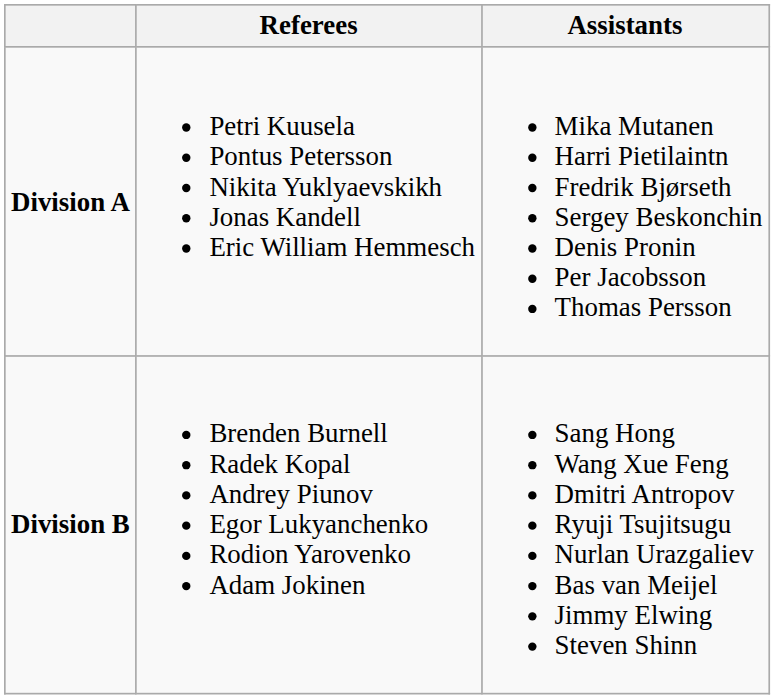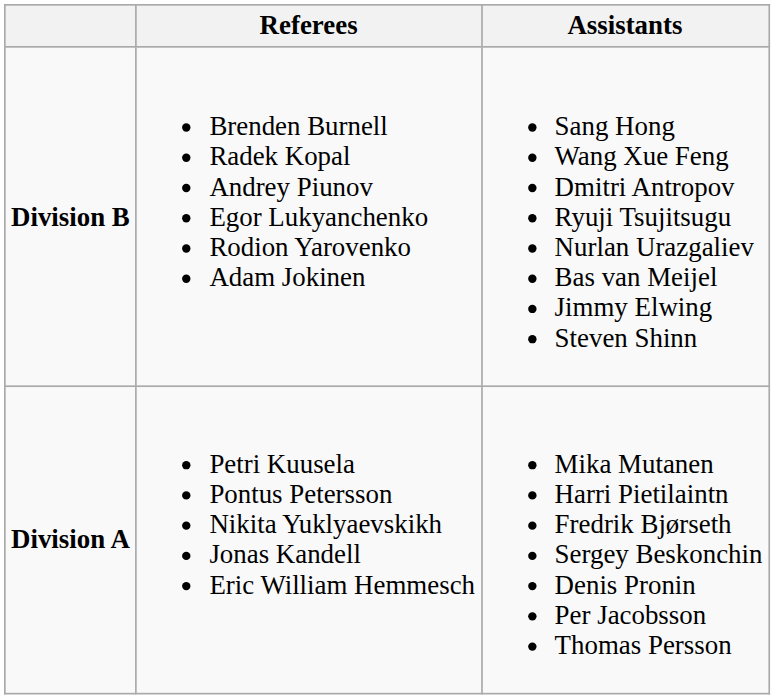rows swapped: (70, 201) <-> (70, 524)
